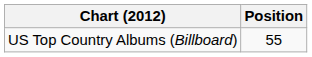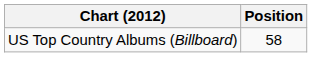(274, 39) 55 -> (274, 39) 58
